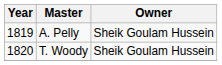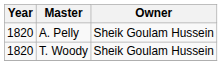(20, 32) 1819 -> (20, 32) 1820
